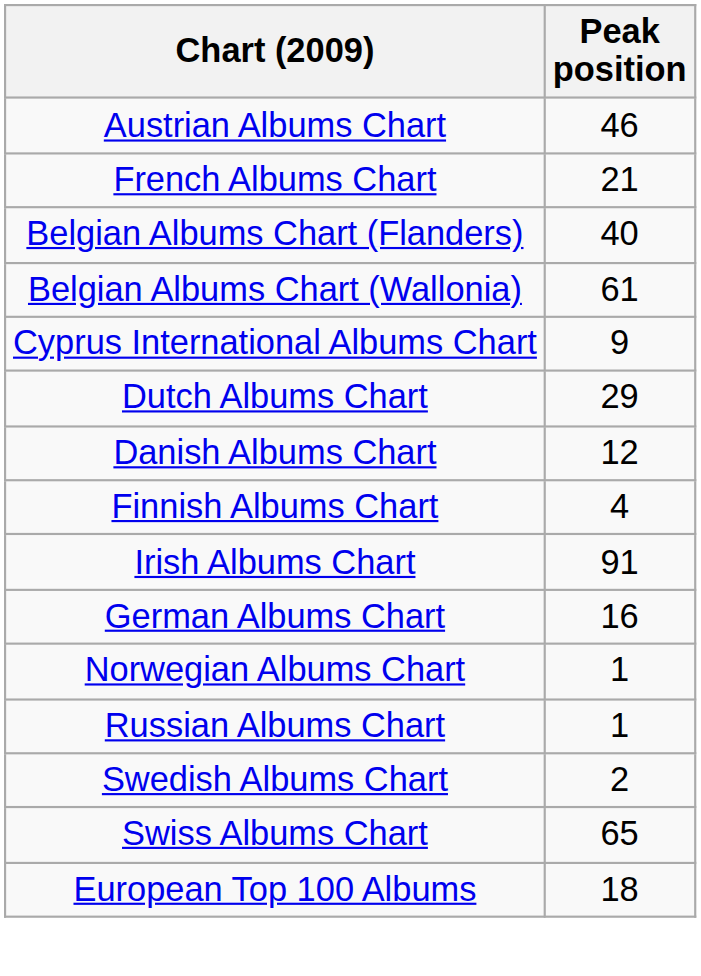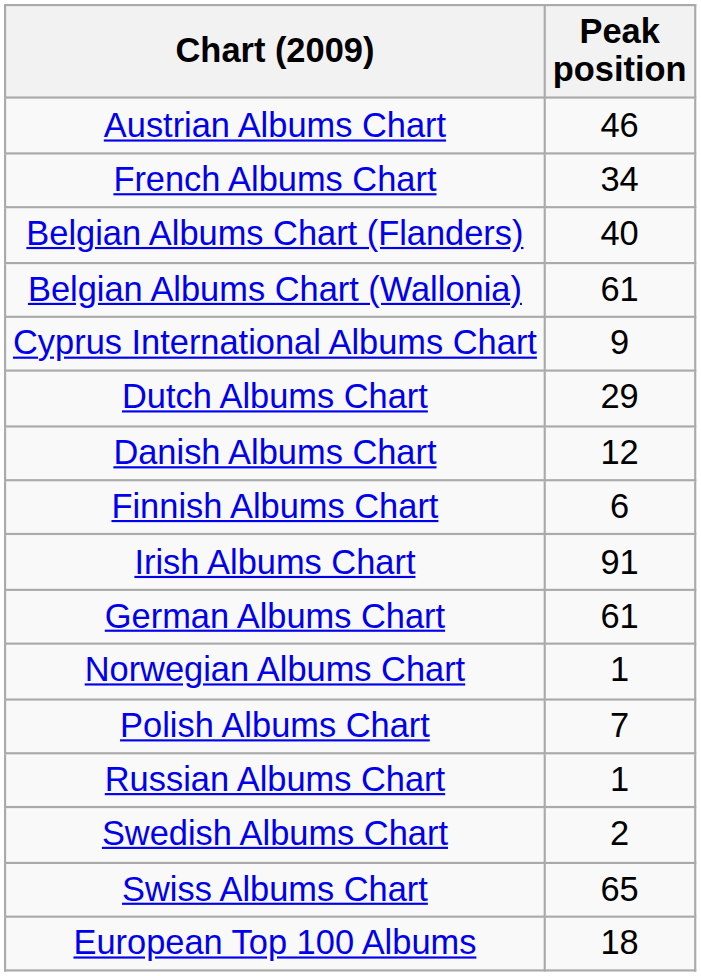(620, 179) 21 -> (620, 179) 34
(620, 506) 4 -> (620, 506) 6
(620, 616) 16 -> (620, 616) 61
+ row: (275, 725)
